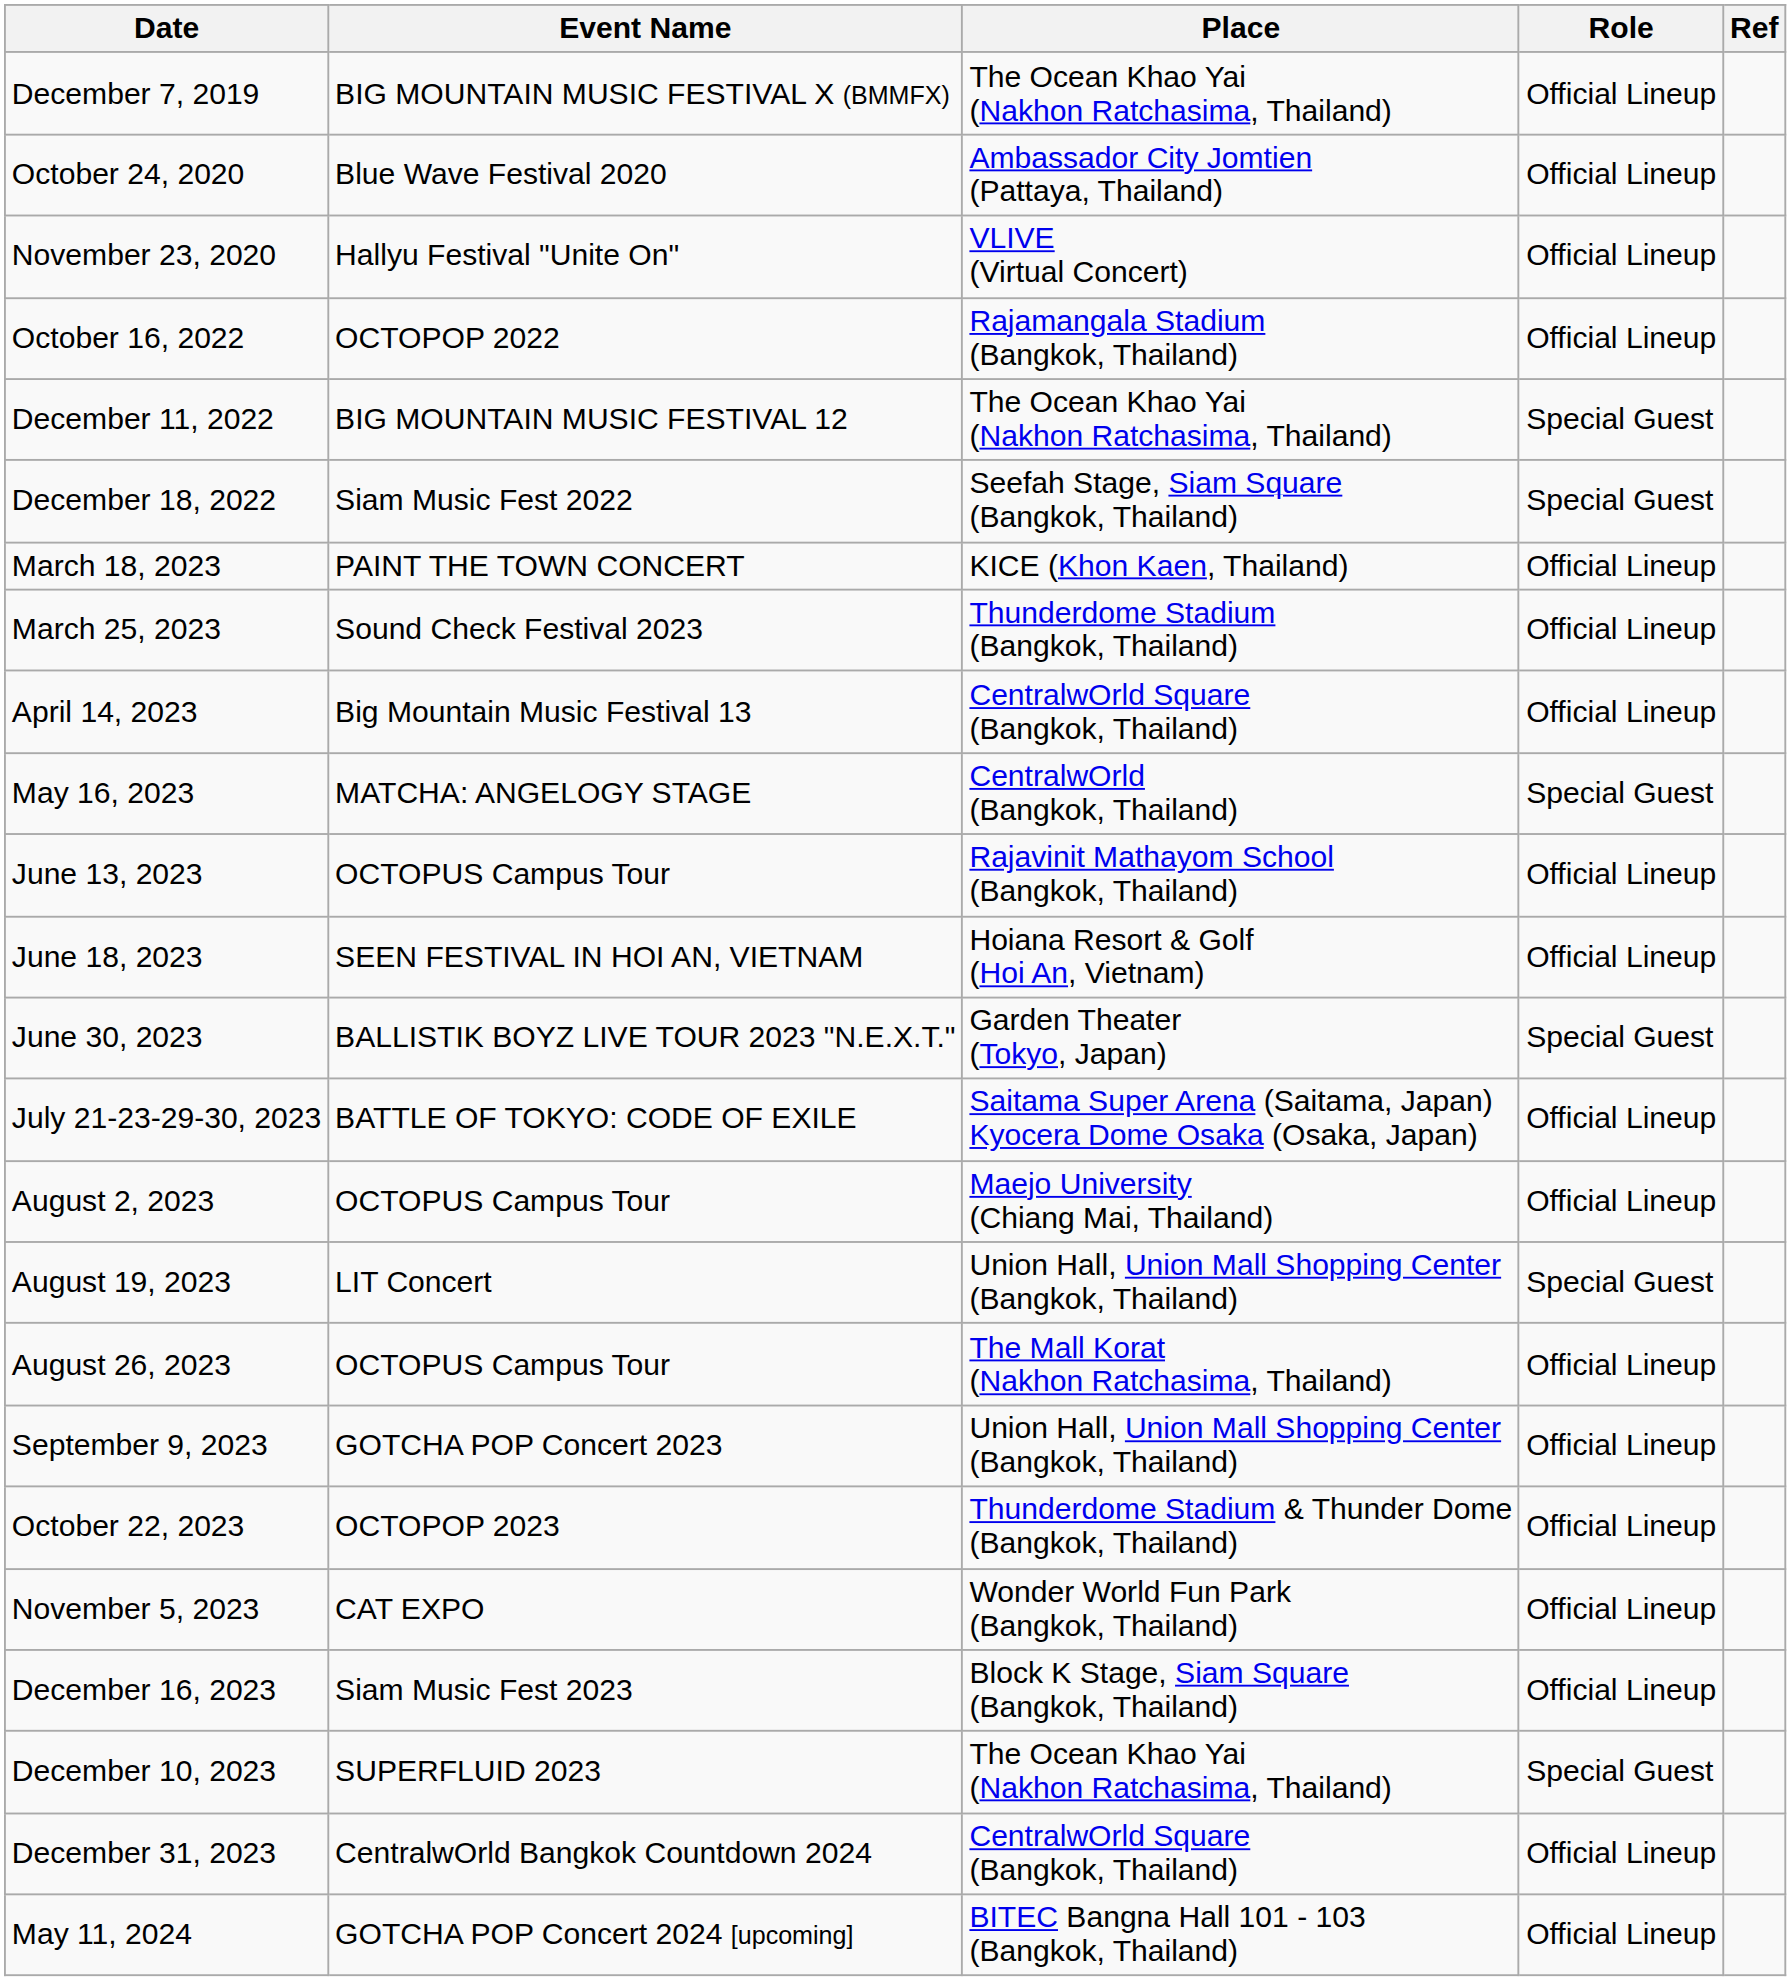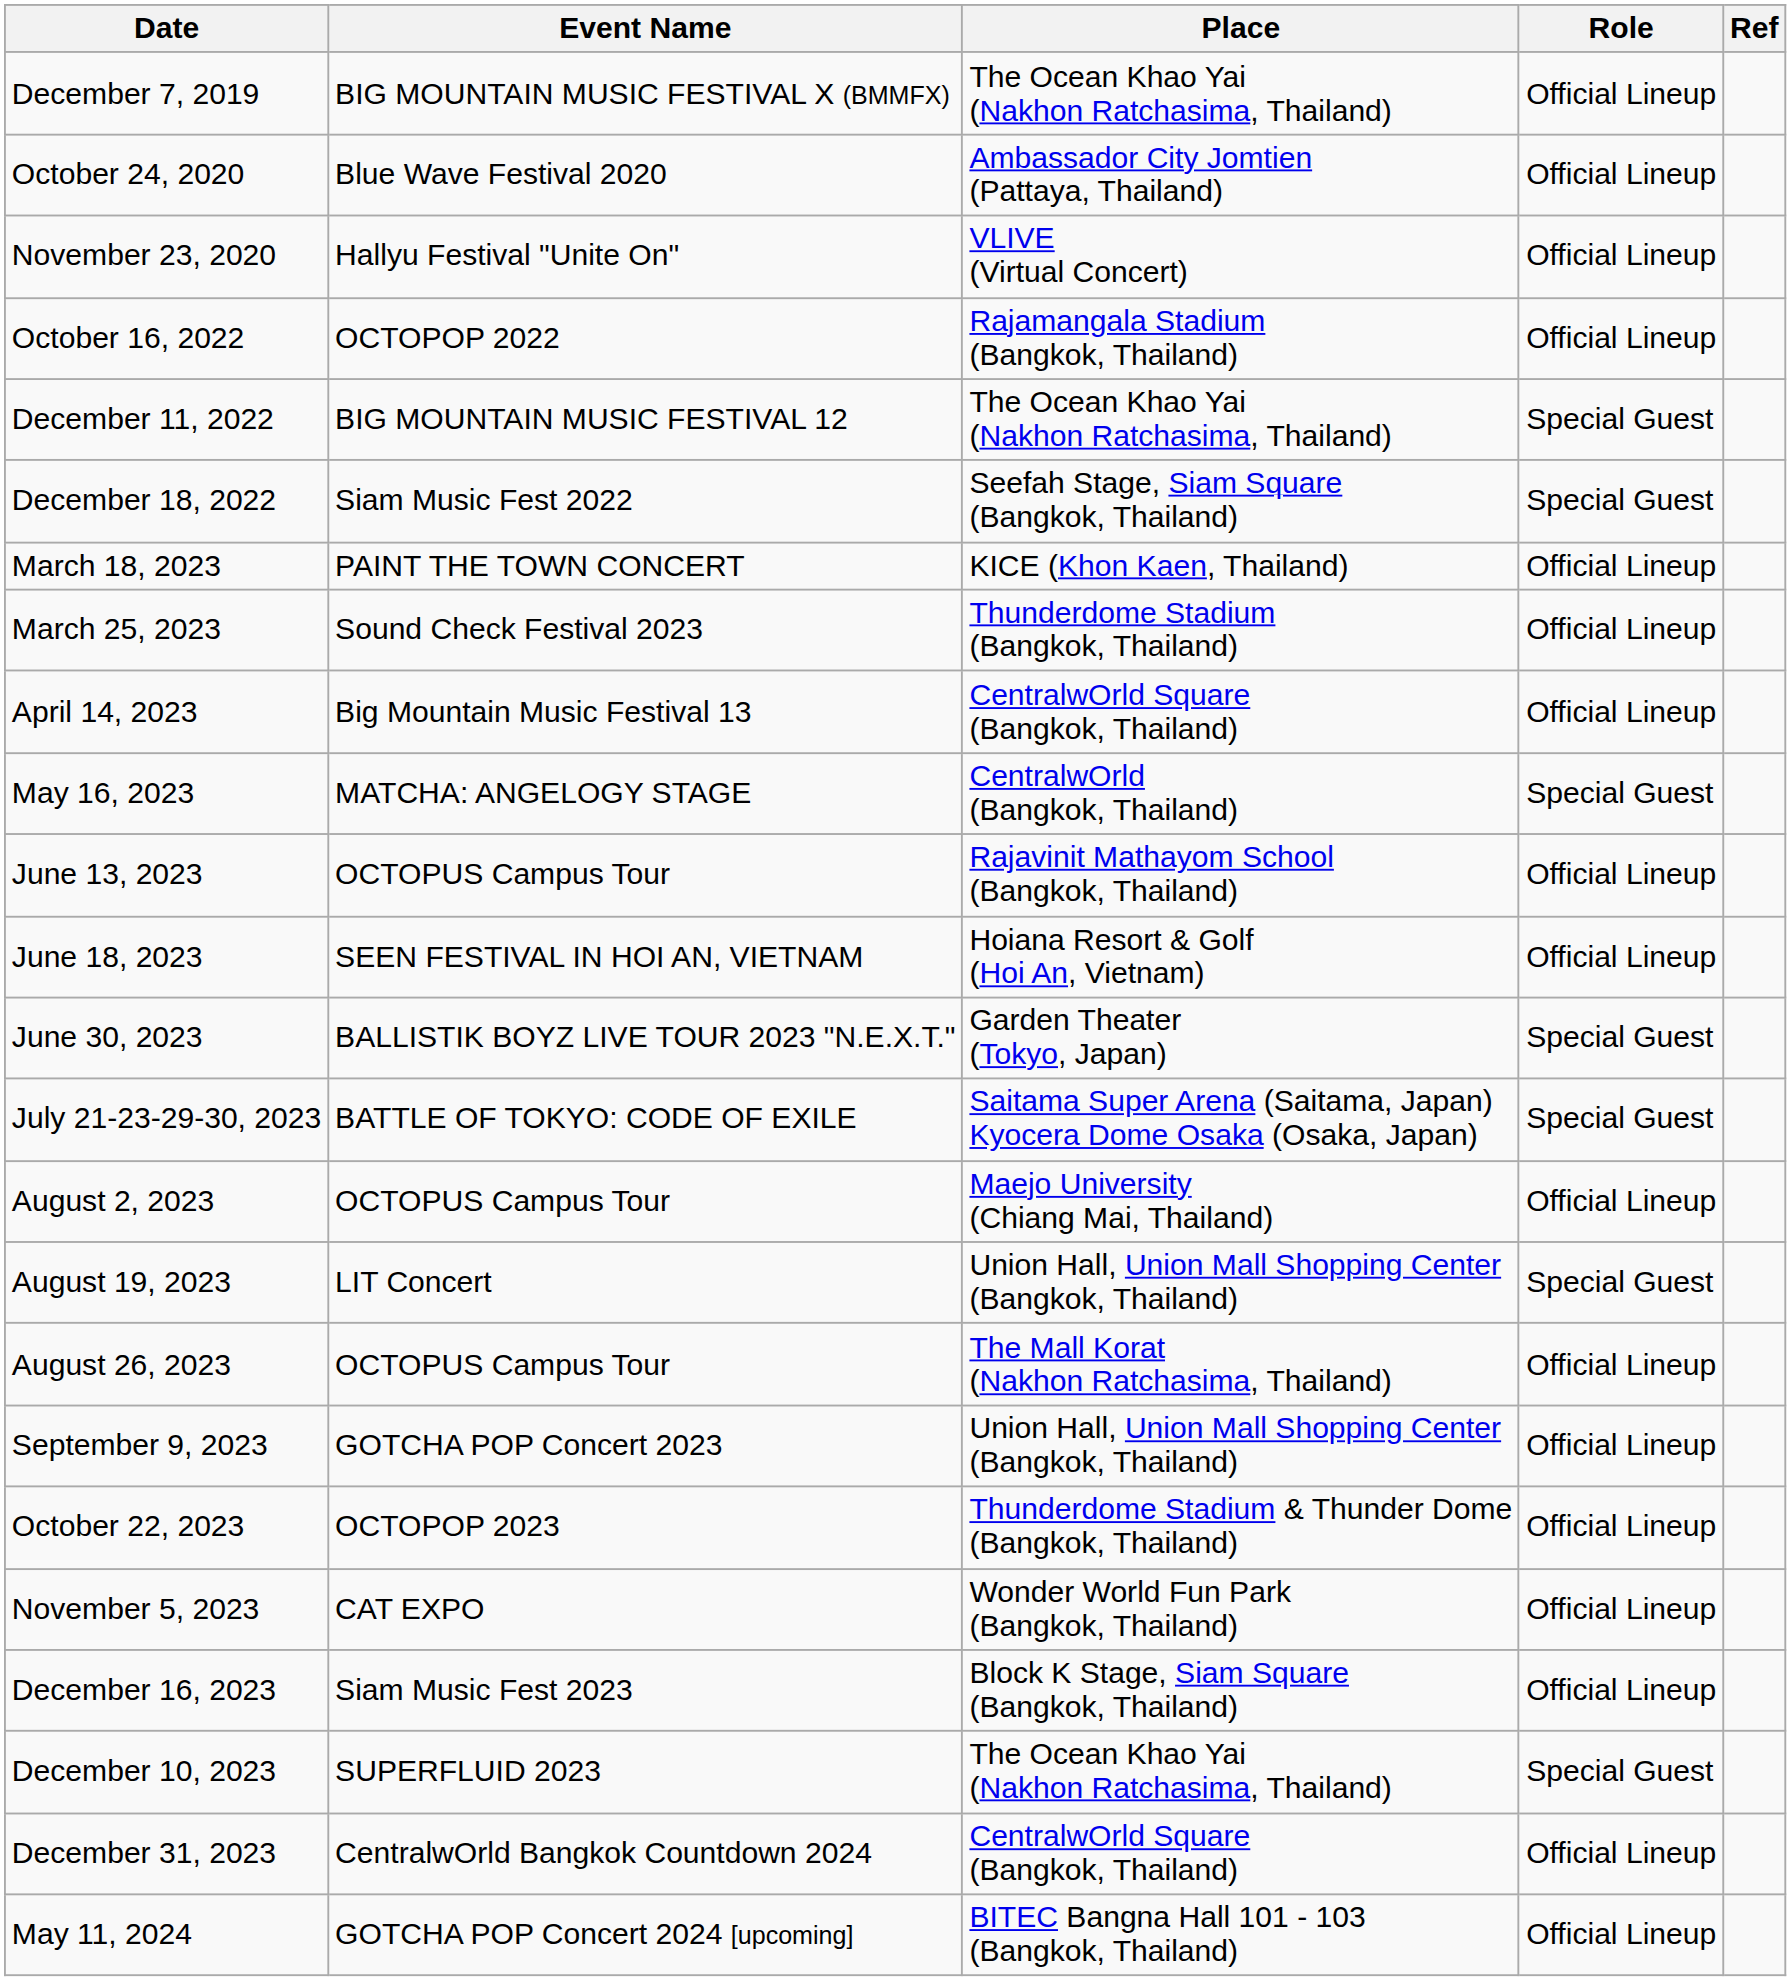(1621, 1119) Official Lineup -> (1620, 1119) Special Guest
